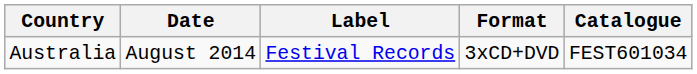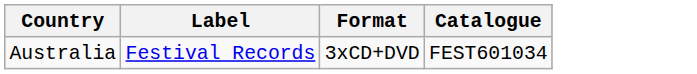- column: (191, 21)
